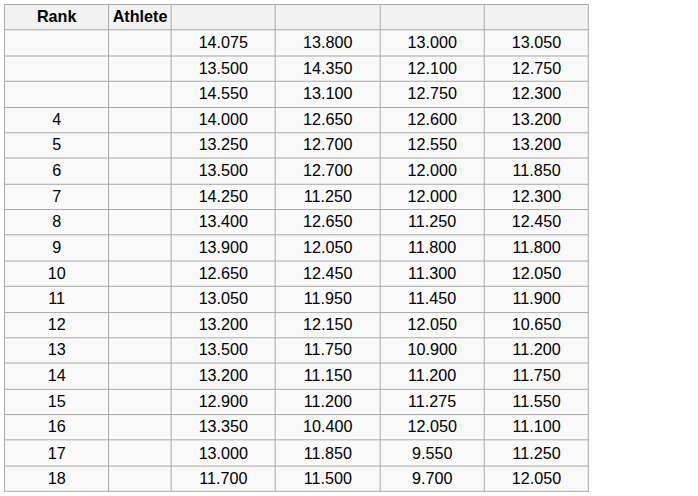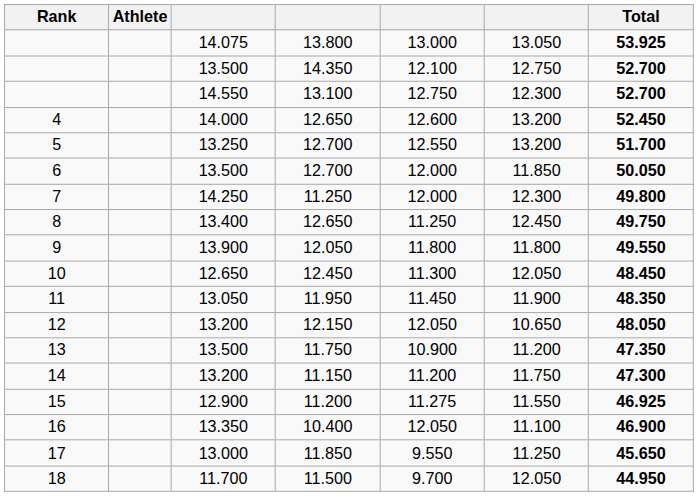+ column: (641, 17)
